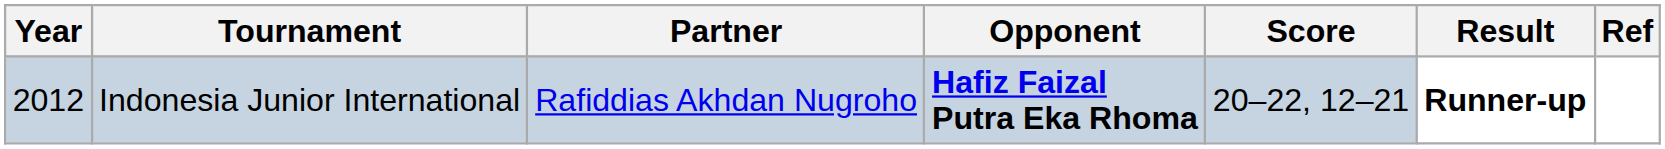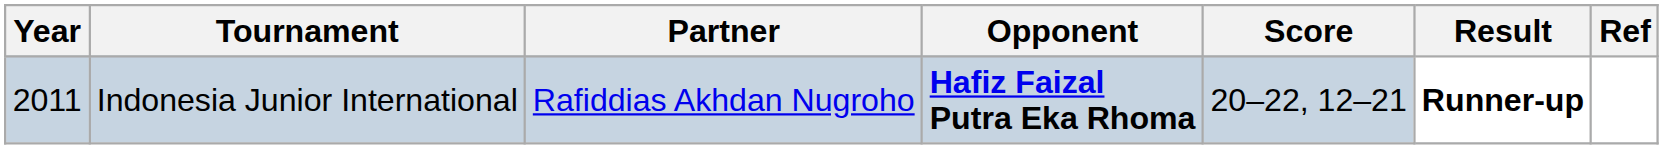(48, 99) 2012 -> (47, 99) 2011
